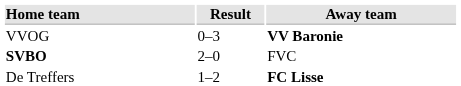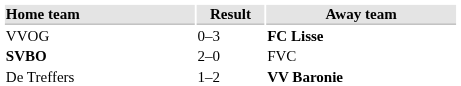(305, 35) VV Baronie -> (295, 35) FC Lisse
(295, 77) FC Lisse -> (305, 77) VV Baronie
